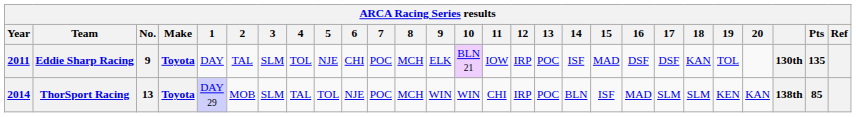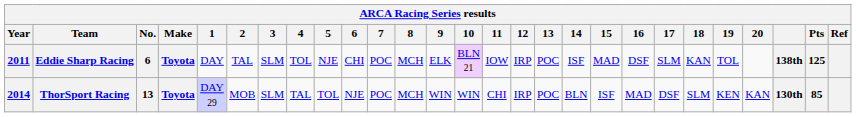(148, 60) 9 -> (148, 60) 6
(669, 60) DSF -> (669, 60) SLM
(789, 60) 130th -> (789, 60) 138th
(817, 60) 135 -> (817, 60) 125
(669, 94) SLM -> (669, 94) DSF
(789, 94) 138th -> (789, 94) 130th
